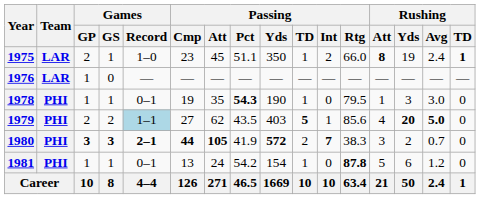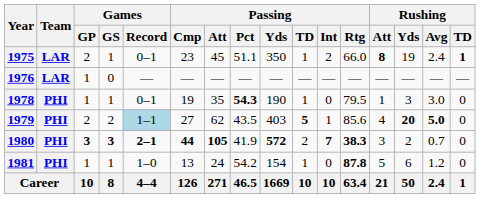(147, 57) 1–0 -> (147, 57) 0–1
(355, 141) normal -> (355, 141) bold
(147, 162) 0–1 -> (147, 162) 1–0
